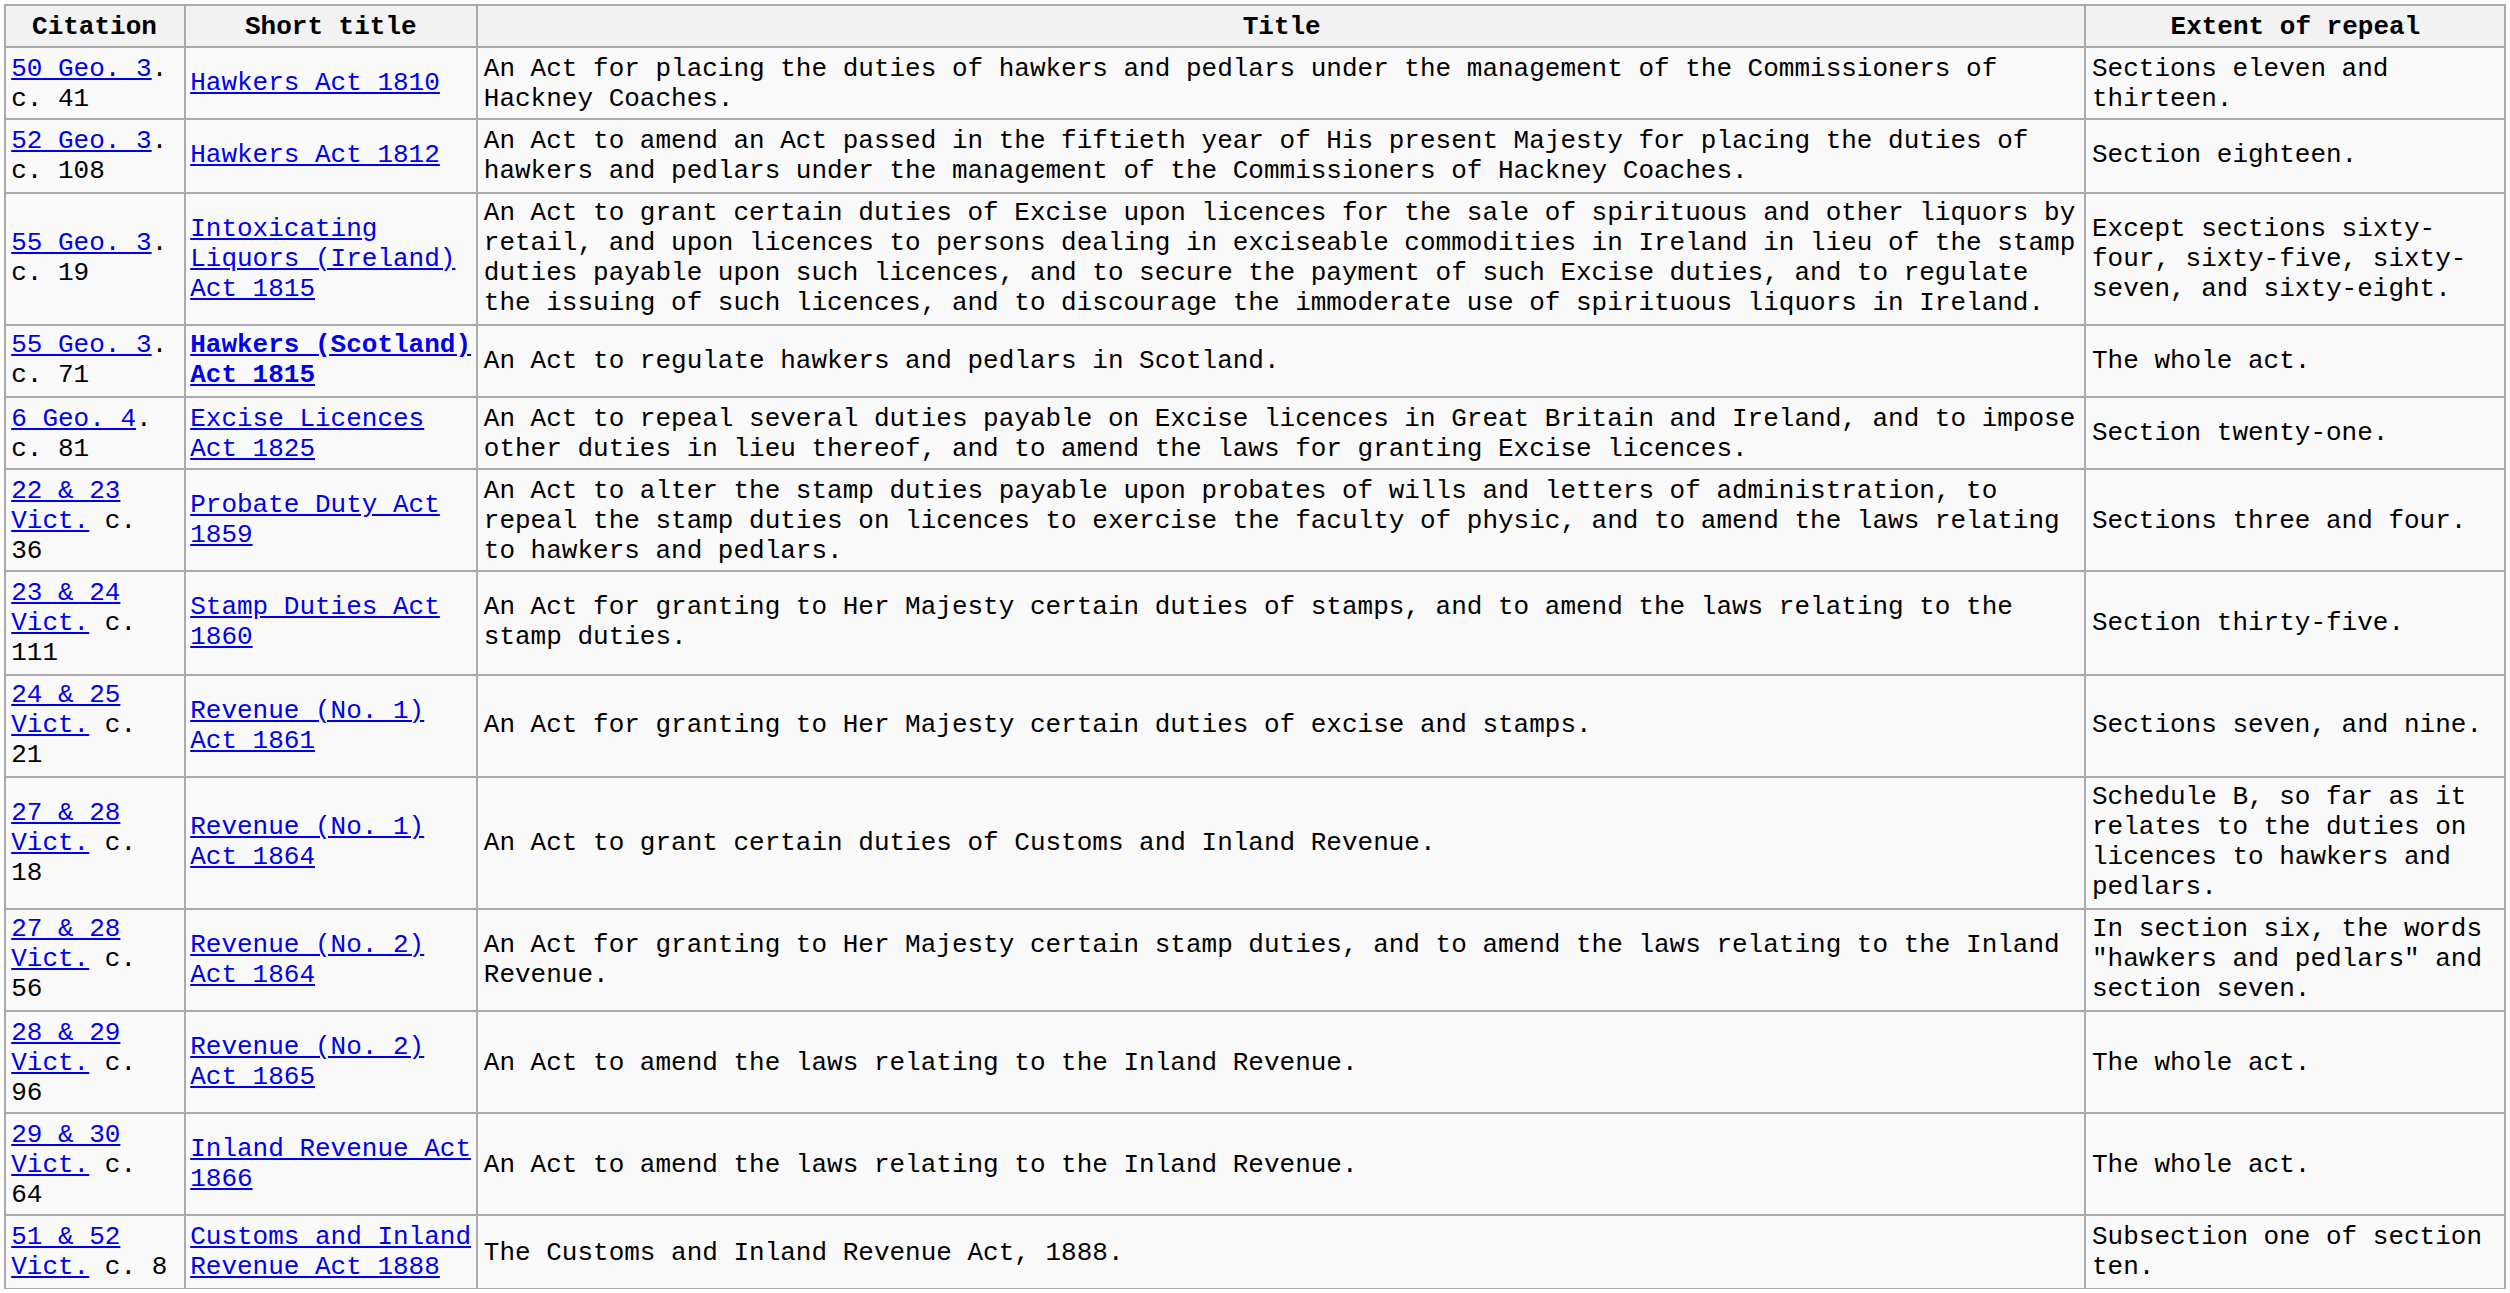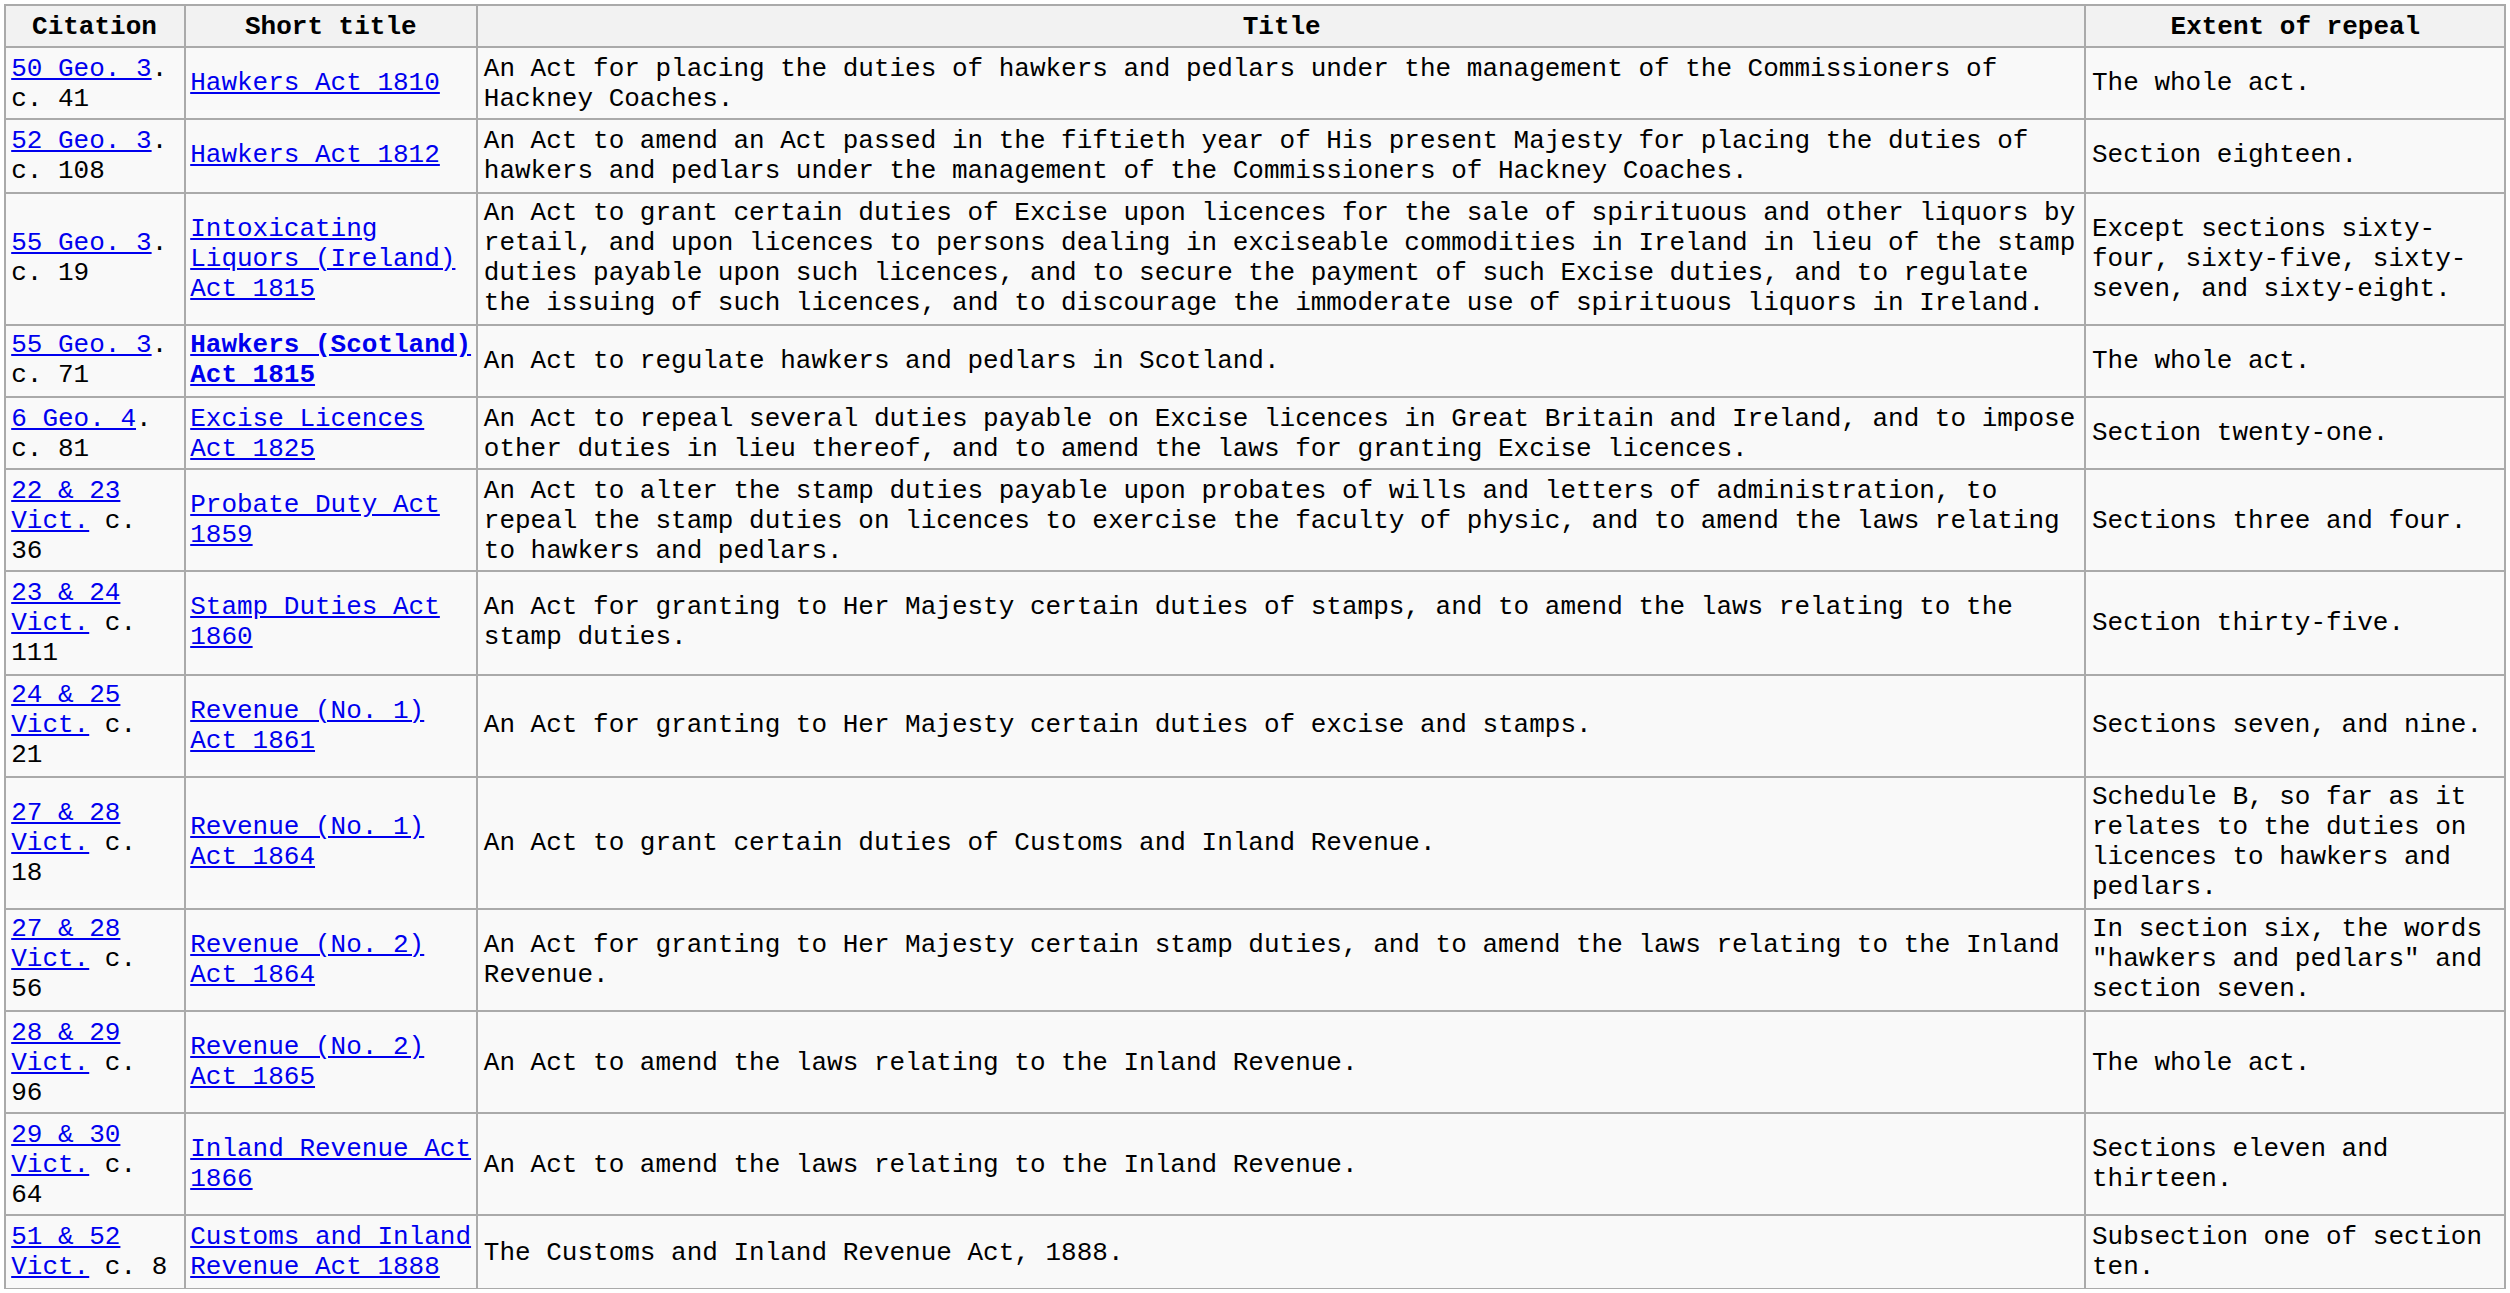(2240, 84) Sections eleven and thirteen. -> (2201, 84) The whole act.
(2201, 1165) The whole act. -> (2240, 1165) Sections eleven and thirteen.
